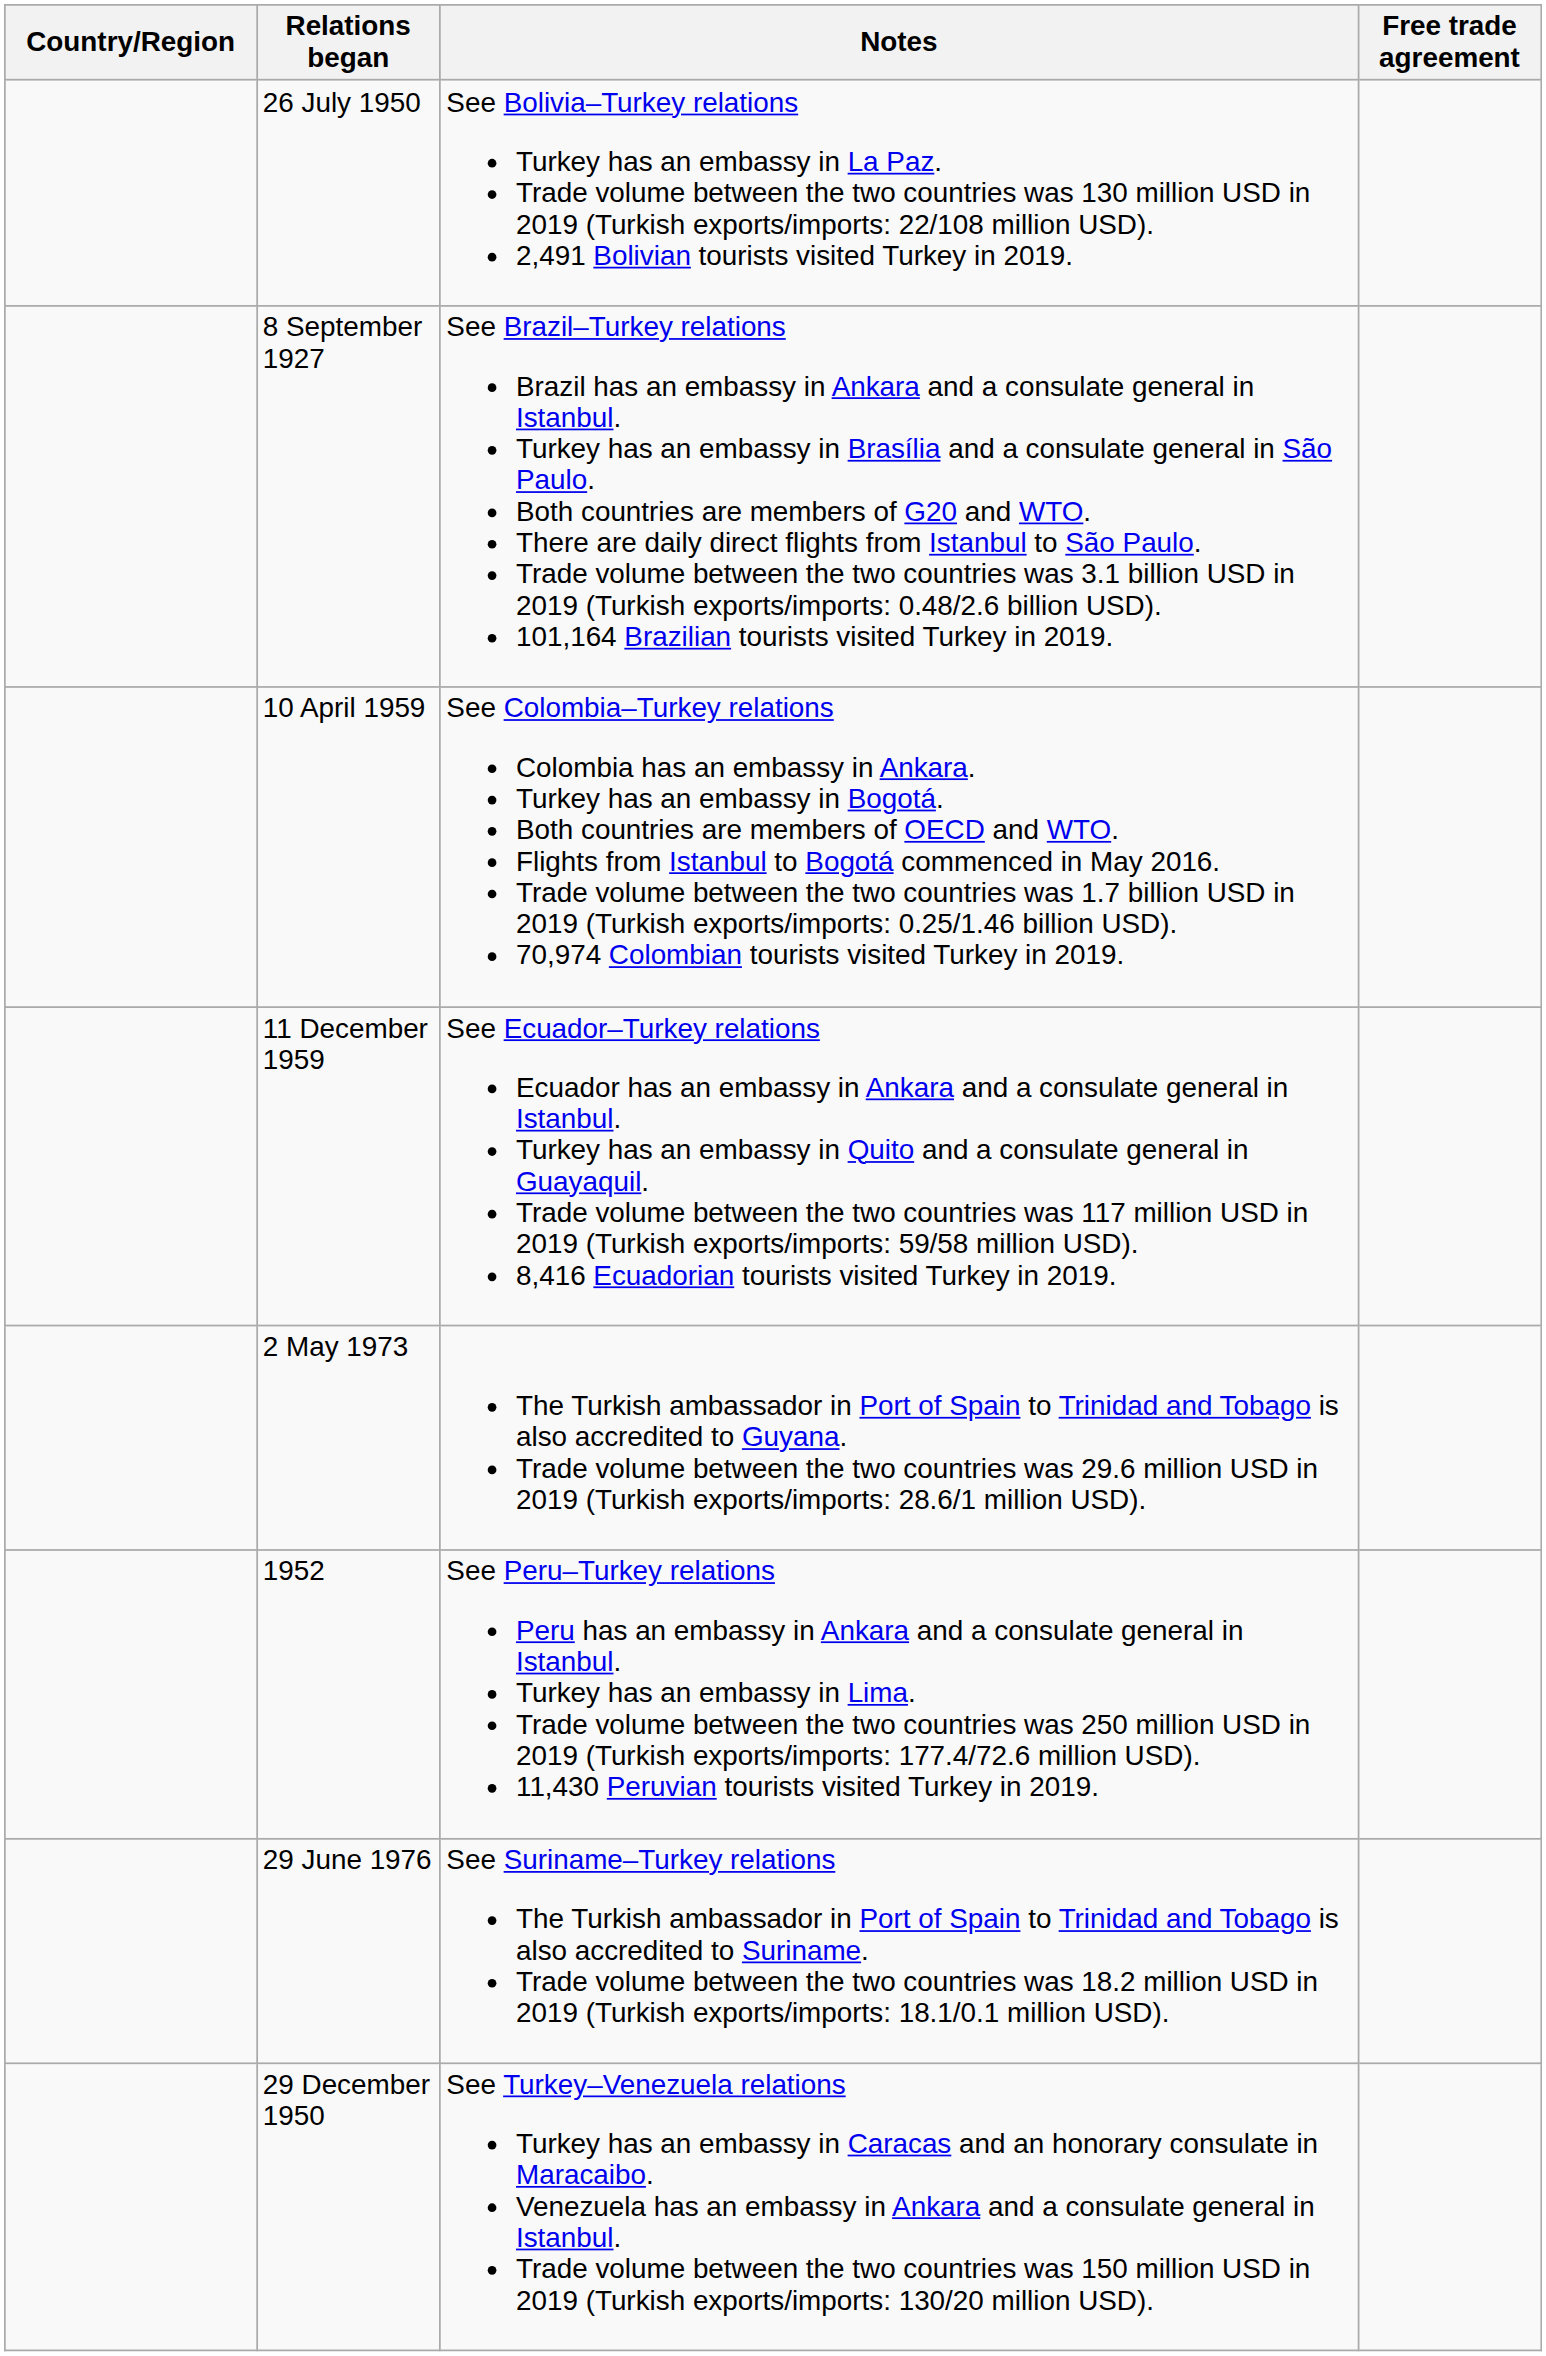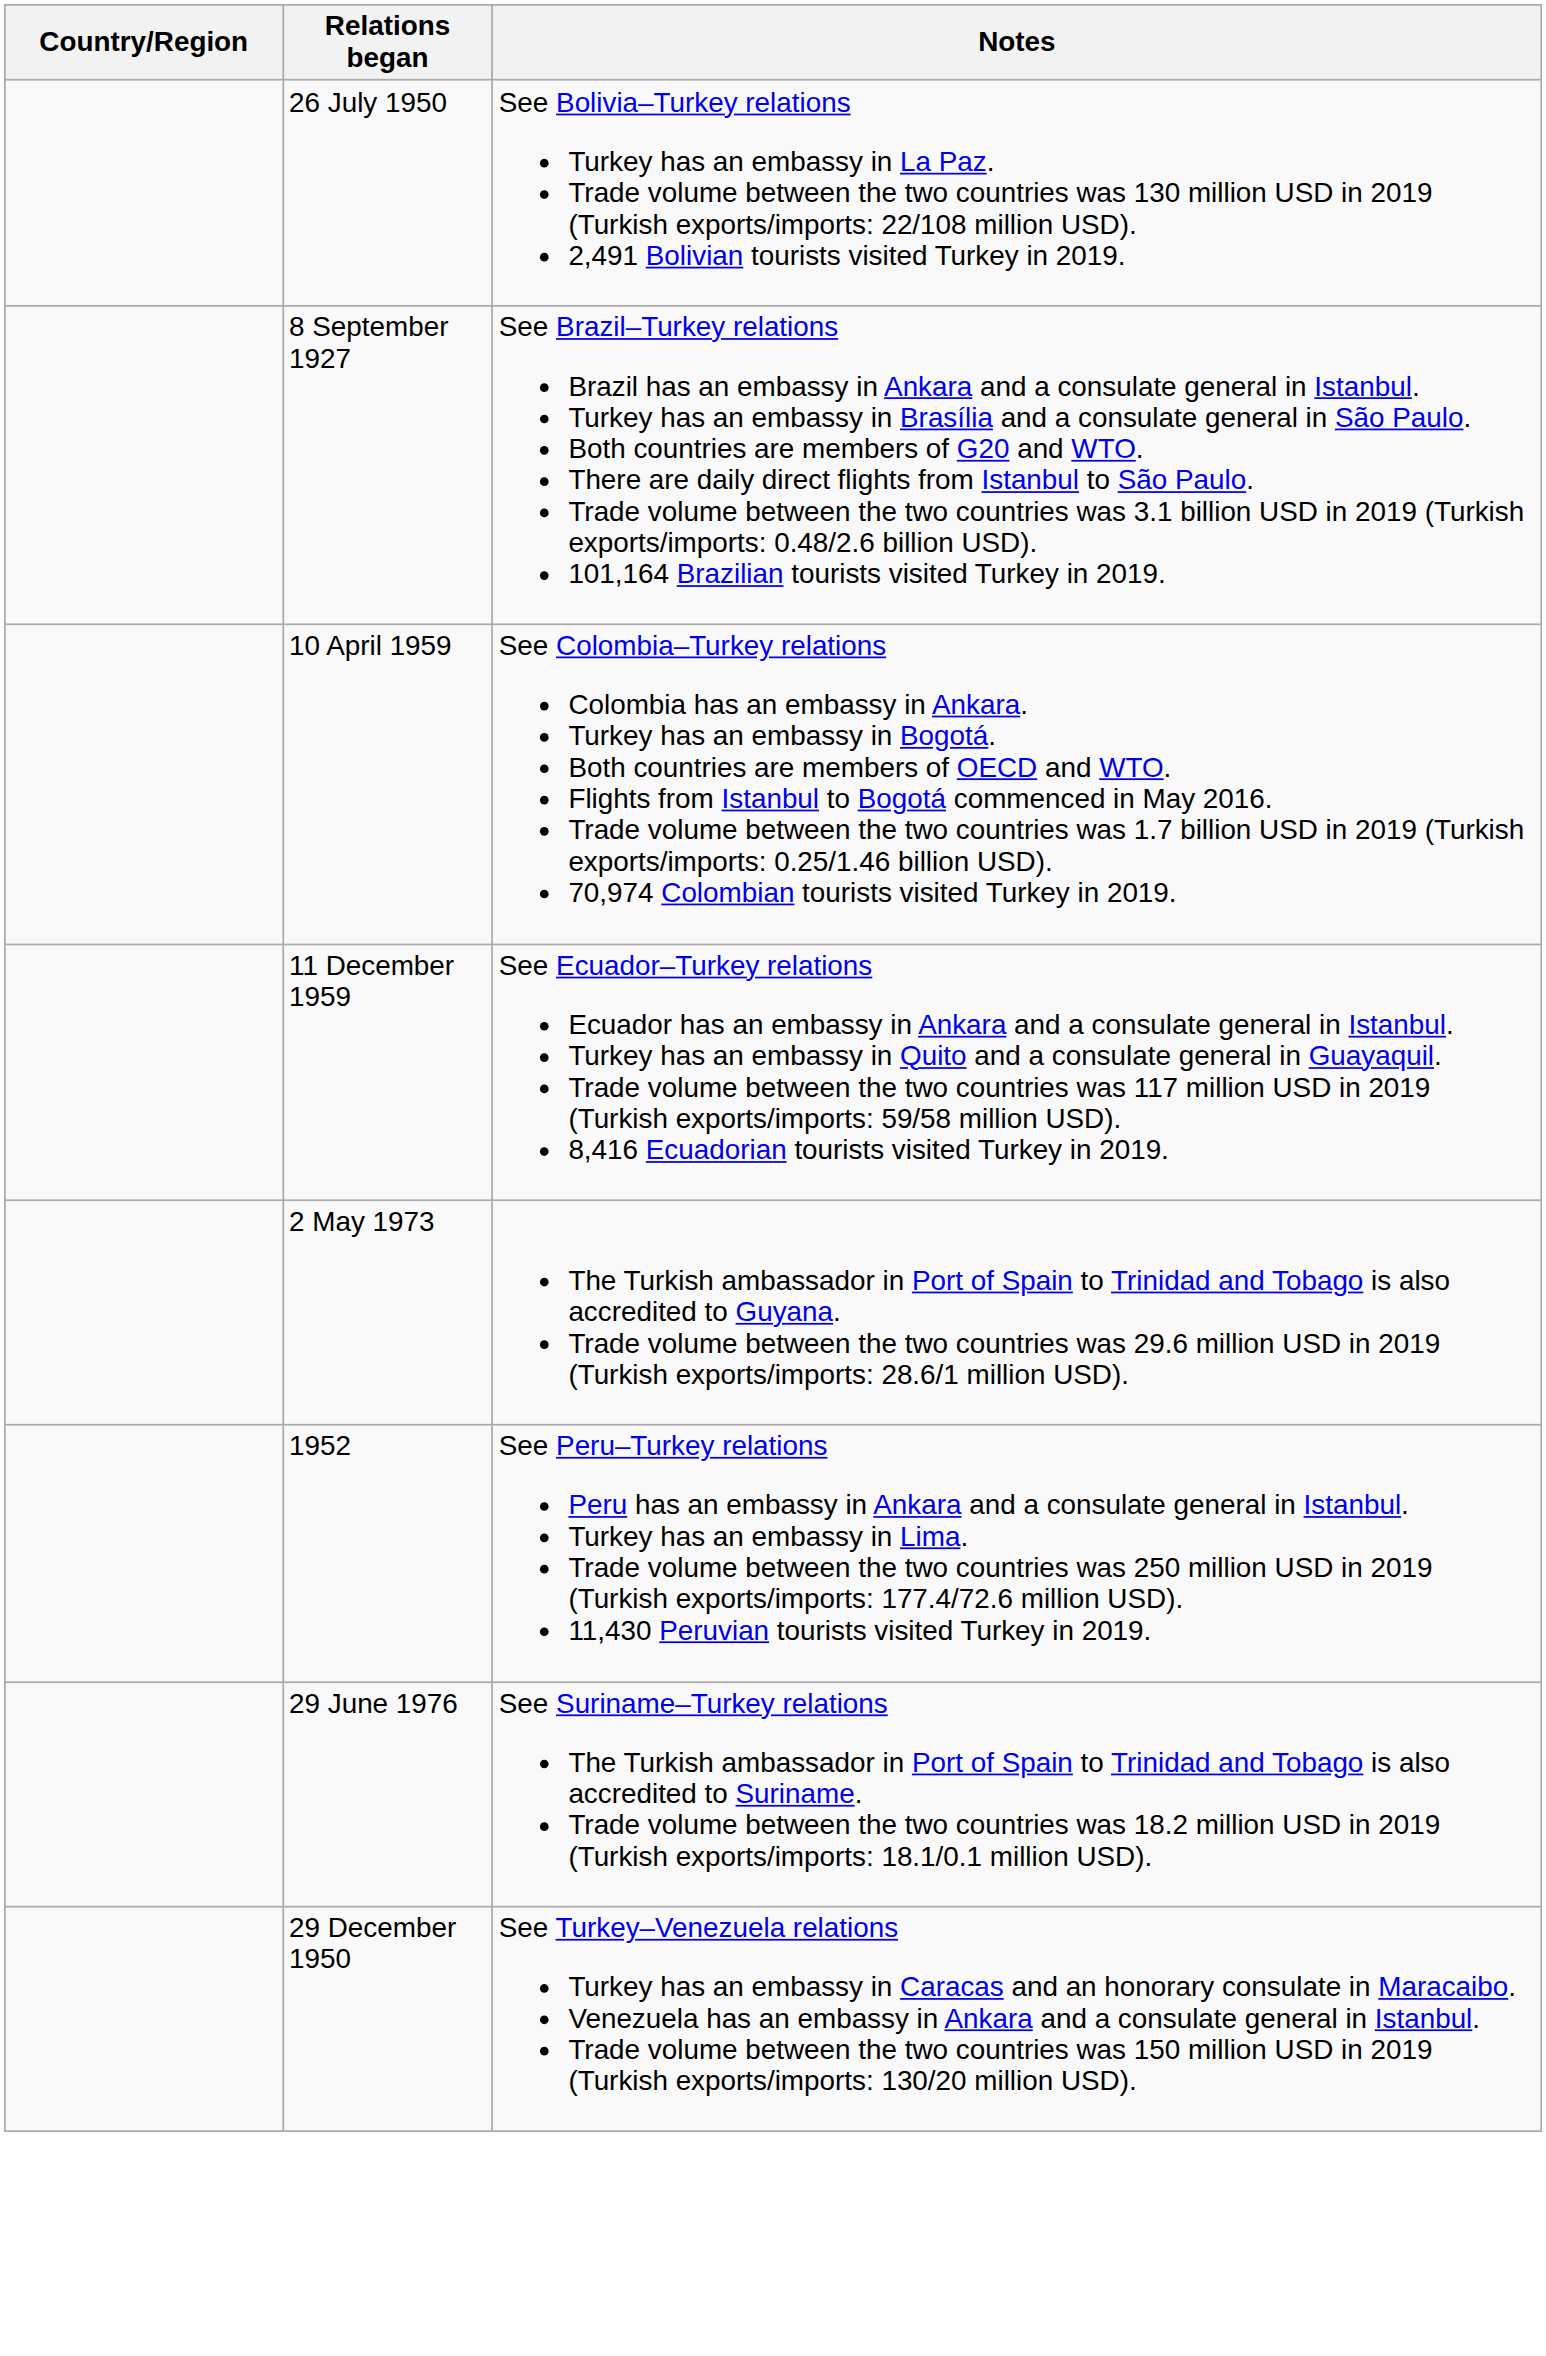- column: (1449, 42)
